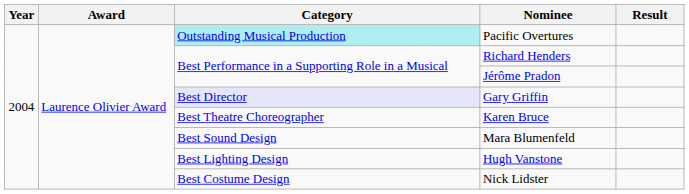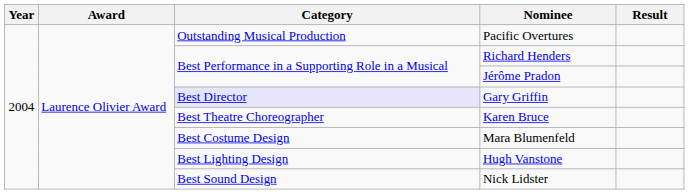(261, 35) paleturquoise background -> (261, 35) no background
(227, 138) Best Sound Design -> (233, 138) Best Costume Design
(233, 179) Best Costume Design -> (227, 179) Best Sound Design
